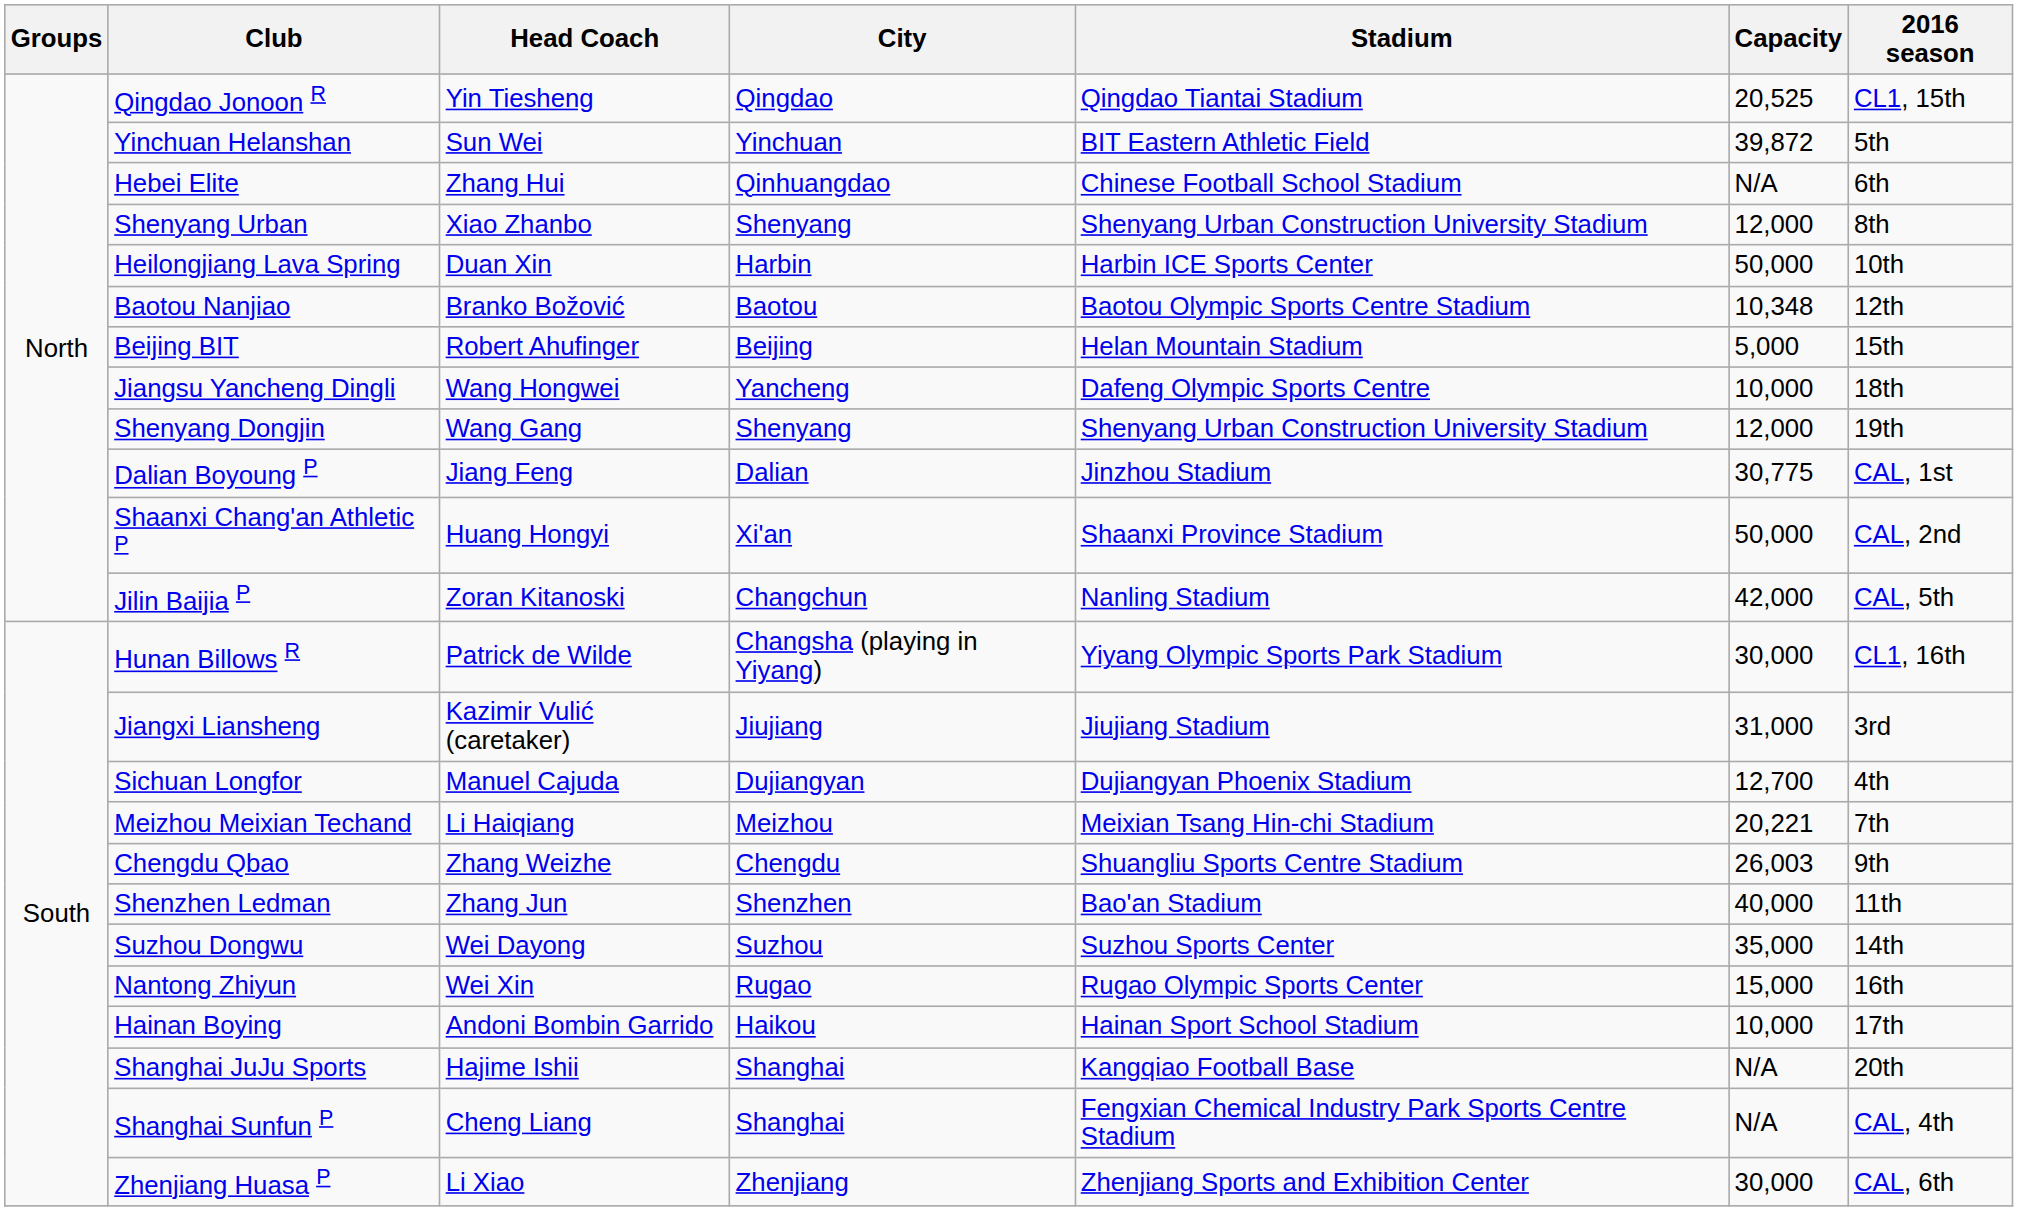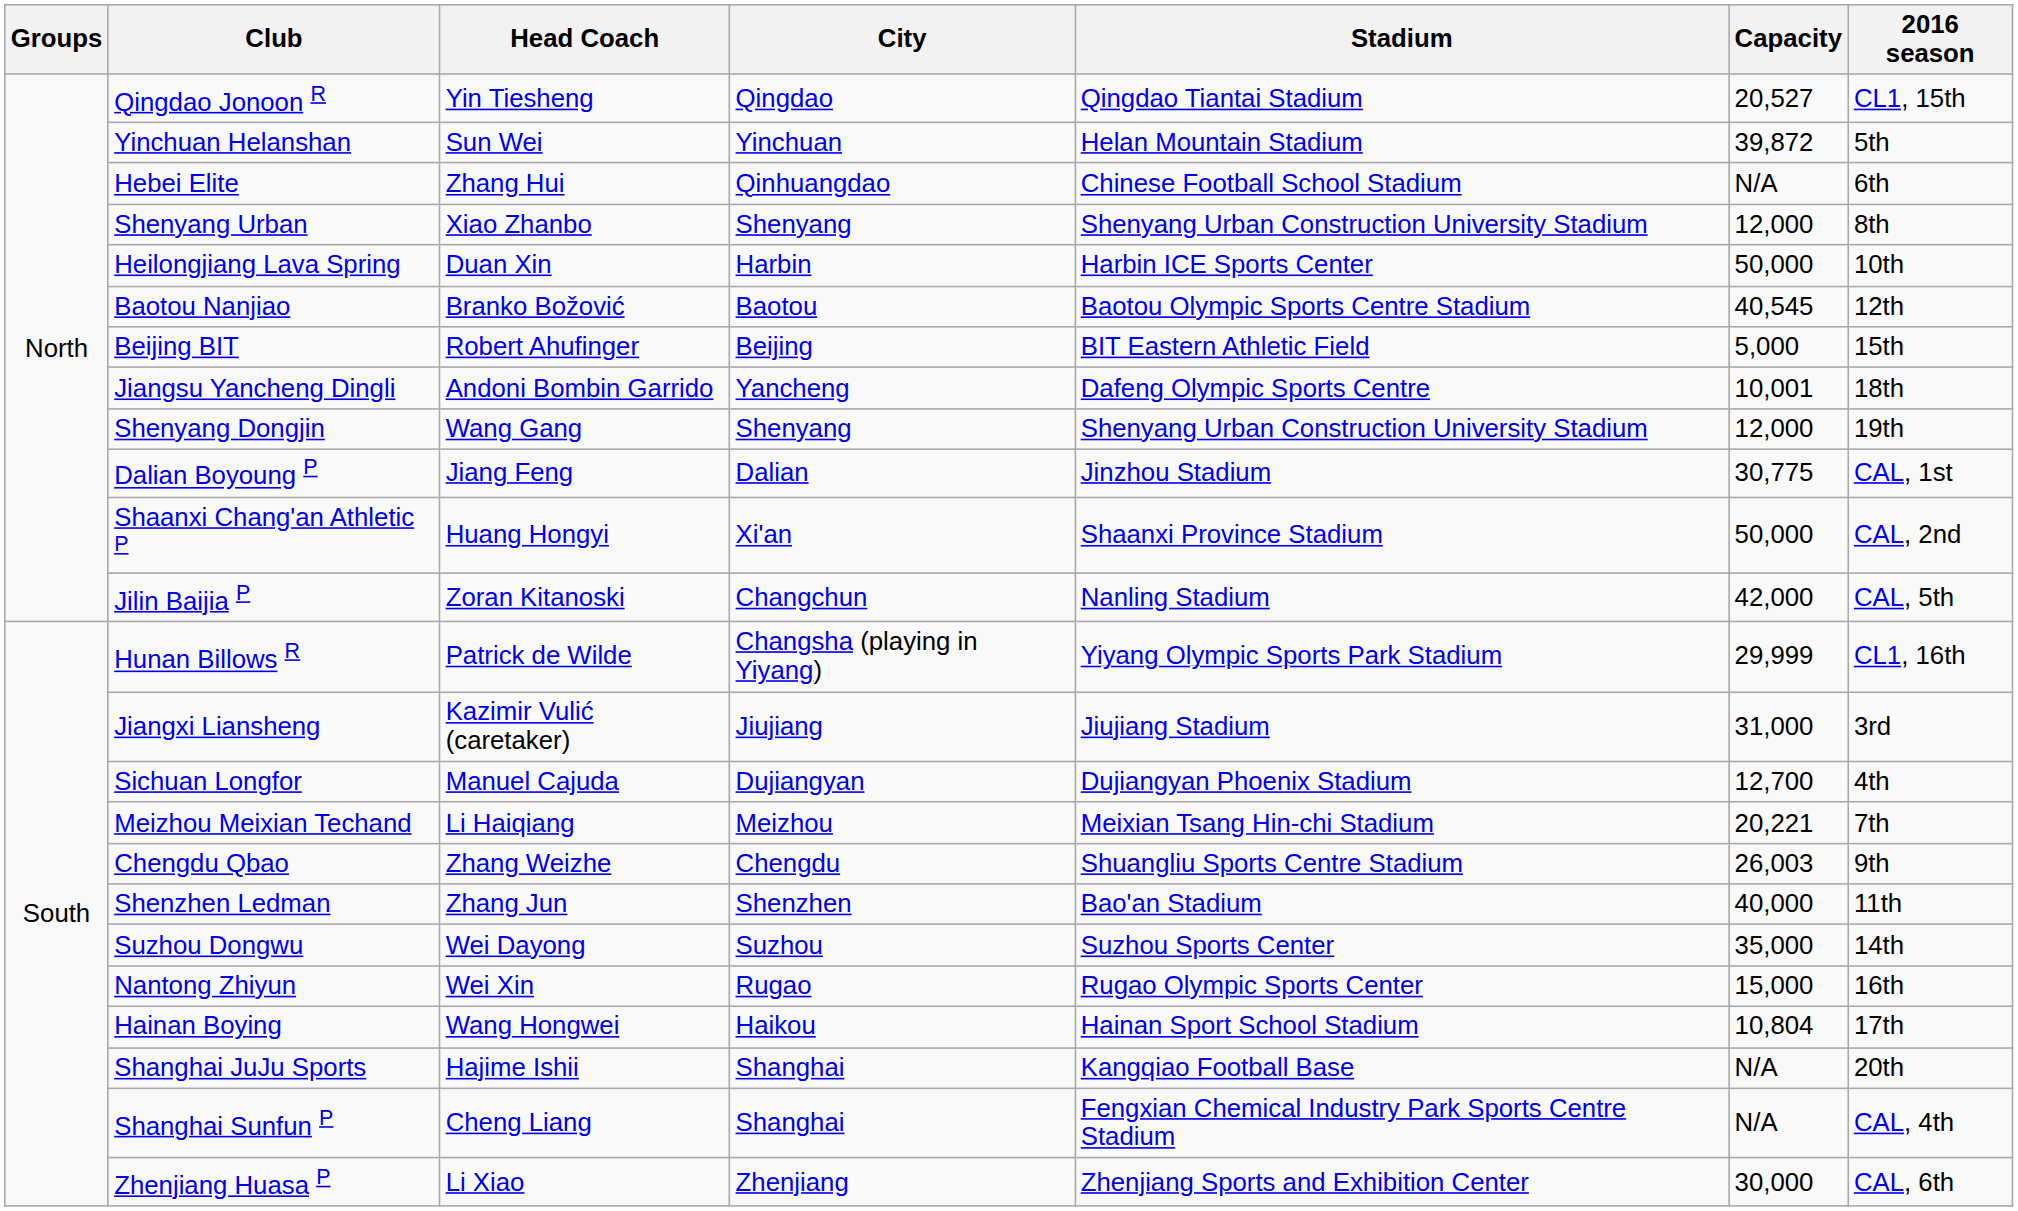(1774, 98) 20,525 -> (1774, 98) 20,527
(1225, 142) BIT Eastern Athletic Field -> (1222, 142) Helan Mountain Stadium
(1774, 305) 10,348 -> (1774, 305) 40,545
(1222, 346) Helan Mountain Stadium -> (1225, 346) BIT Eastern Athletic Field
(533, 387) Wang Hongwei -> (580, 387) Andoni Bombin Garrido
(1774, 387) 10,000 -> (1774, 387) 10,001
(1774, 656) 30,000 -> (1774, 656) 29,999
(580, 1026) Andoni Bombin Garrido -> (533, 1026) Wang Hongwei
(1774, 1026) 10,000 -> (1774, 1026) 10,804
